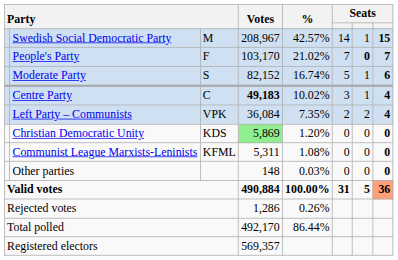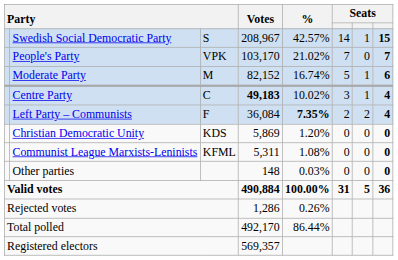(208, 38) M -> (206, 38) S
(206, 56) F -> (215, 56) VPK
(367, 56) bold -> (367, 56) normal
(206, 75) S -> (208, 75) M
(215, 114) VPK -> (206, 114) F
(314, 114) normal -> (313, 114) bold
(266, 133) lightgreen background -> (266, 133) no background
(384, 189) lightsalmon background -> (384, 189) no background
